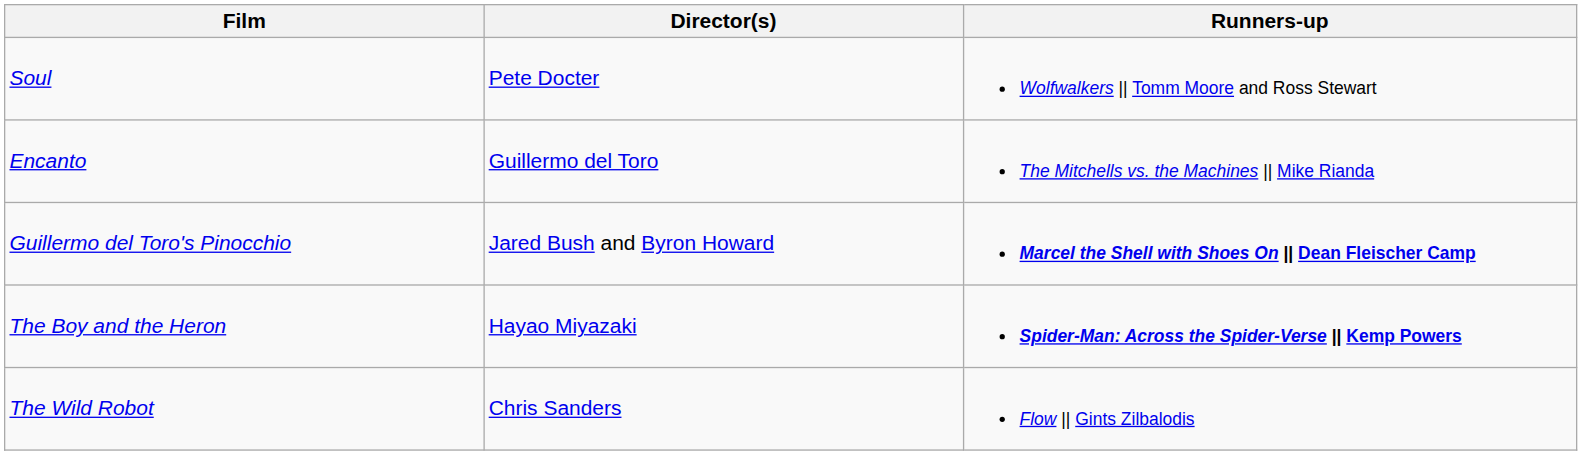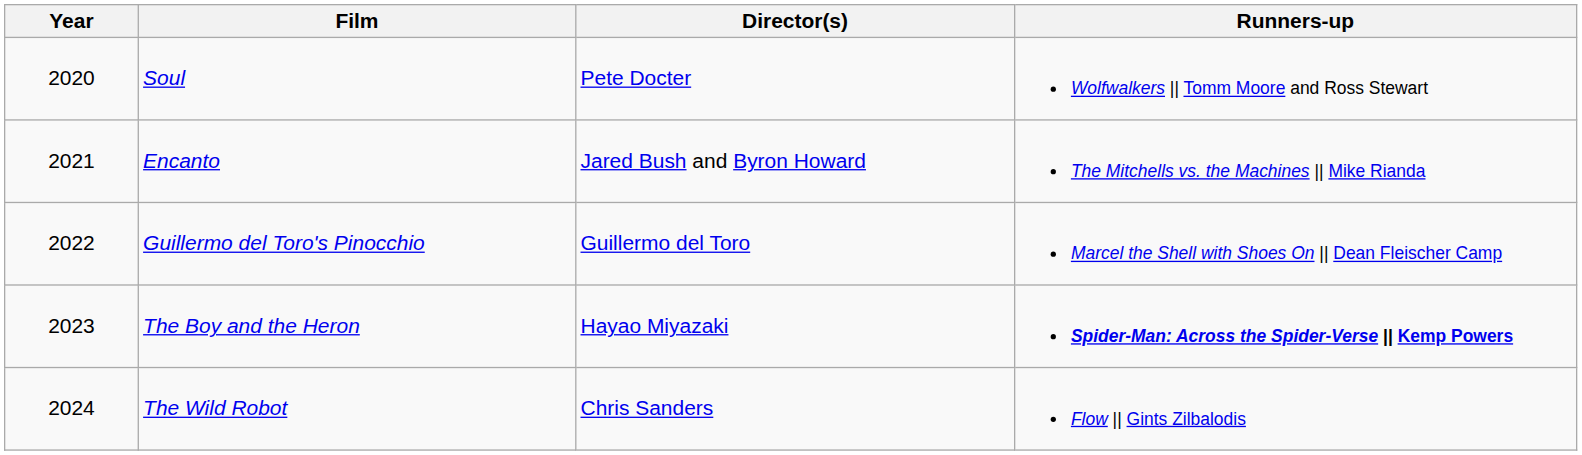+ column: (71, 21)
(574, 161) Guillermo del Toro -> (723, 161) Jared Bush and Byron Howard
(631, 243) Jared Bush and Byron Howard -> (665, 243) Guillermo del Toro
(1270, 254) bold -> (1295, 254) normal
